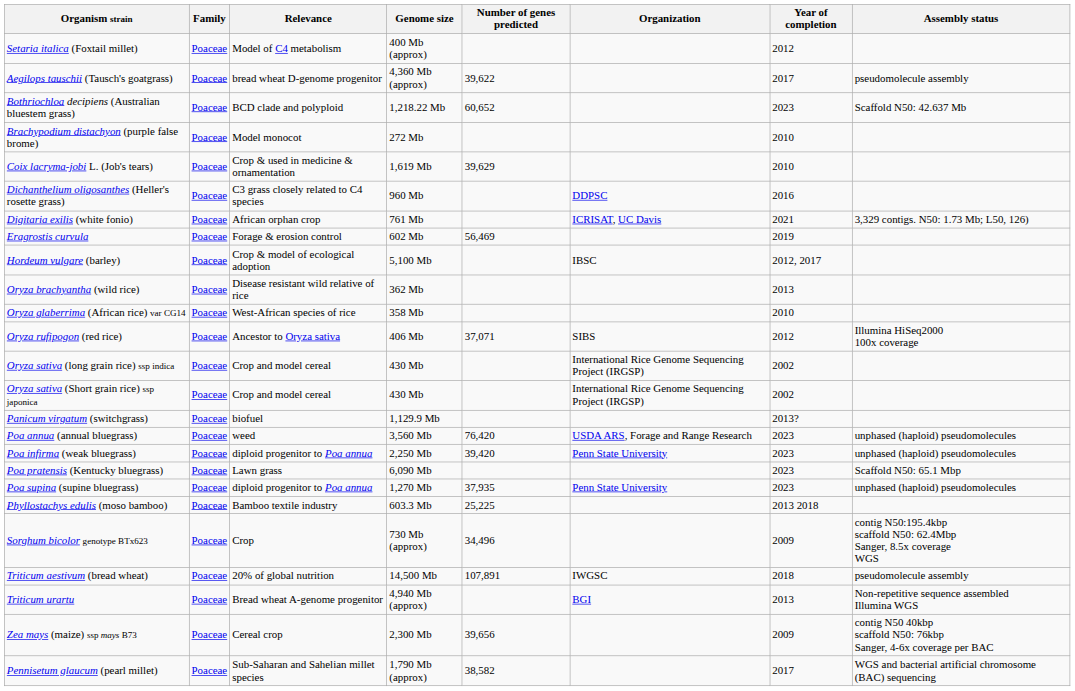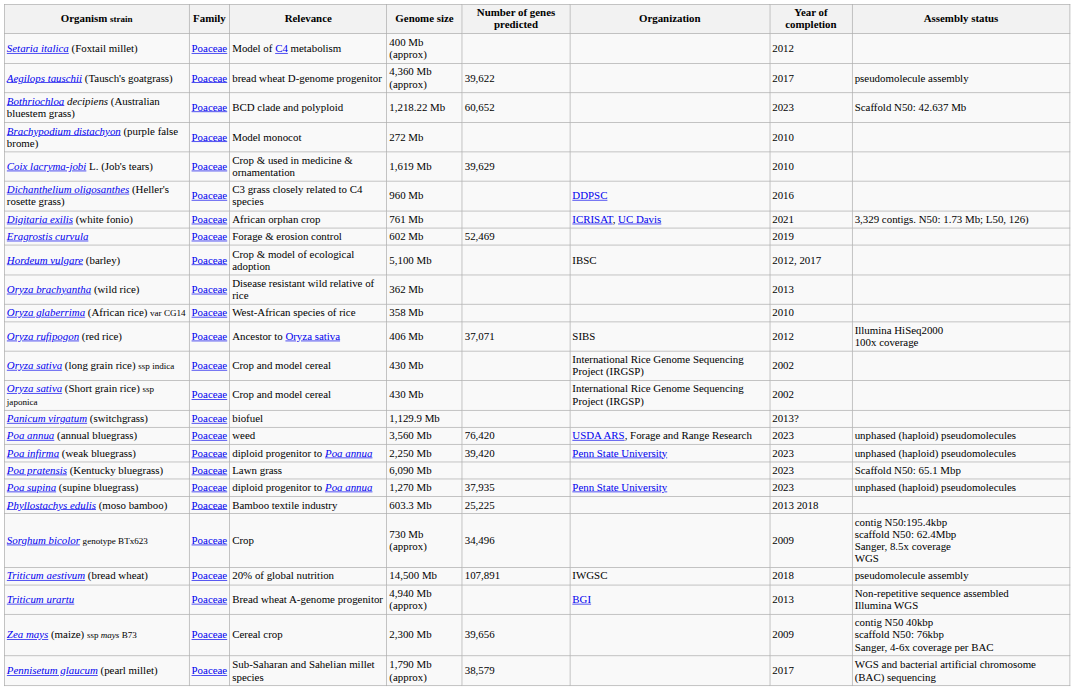(480, 236) 56,469 -> (480, 236) 52,469
(480, 670) 38,582 -> (480, 670) 38,579
